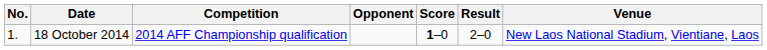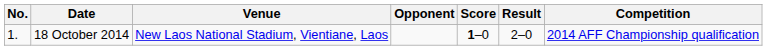columns swapped: (632, 14) <-> (241, 14)
